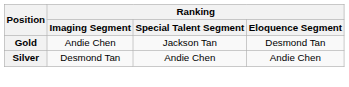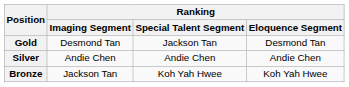(90, 43) Andie Chen -> (90, 43) Desmond Tan
(90, 58) Desmond Tan -> (90, 58) Andie Chen
+ row: (26, 74)
